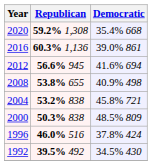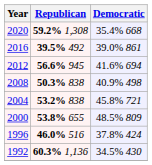(61, 48) 60.3% 1,136 -> (61, 48) 39.5% 492
(61, 82) 53.8% 655 -> (61, 82) 50.3% 838
(61, 117) 50.3% 838 -> (61, 117) 53.8% 655
(61, 151) 39.5% 492 -> (61, 151) 60.3% 1,136
